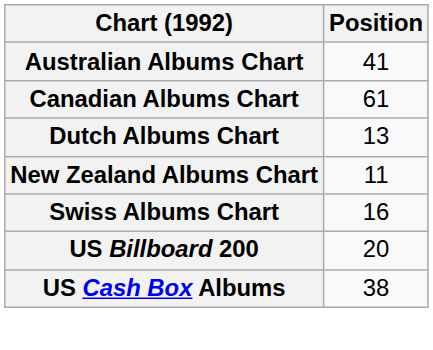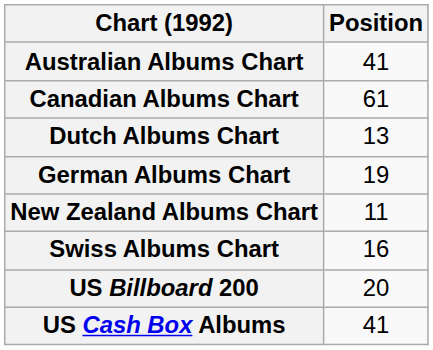+ row: (164, 174)
(376, 288) 38 -> (376, 325) 41
